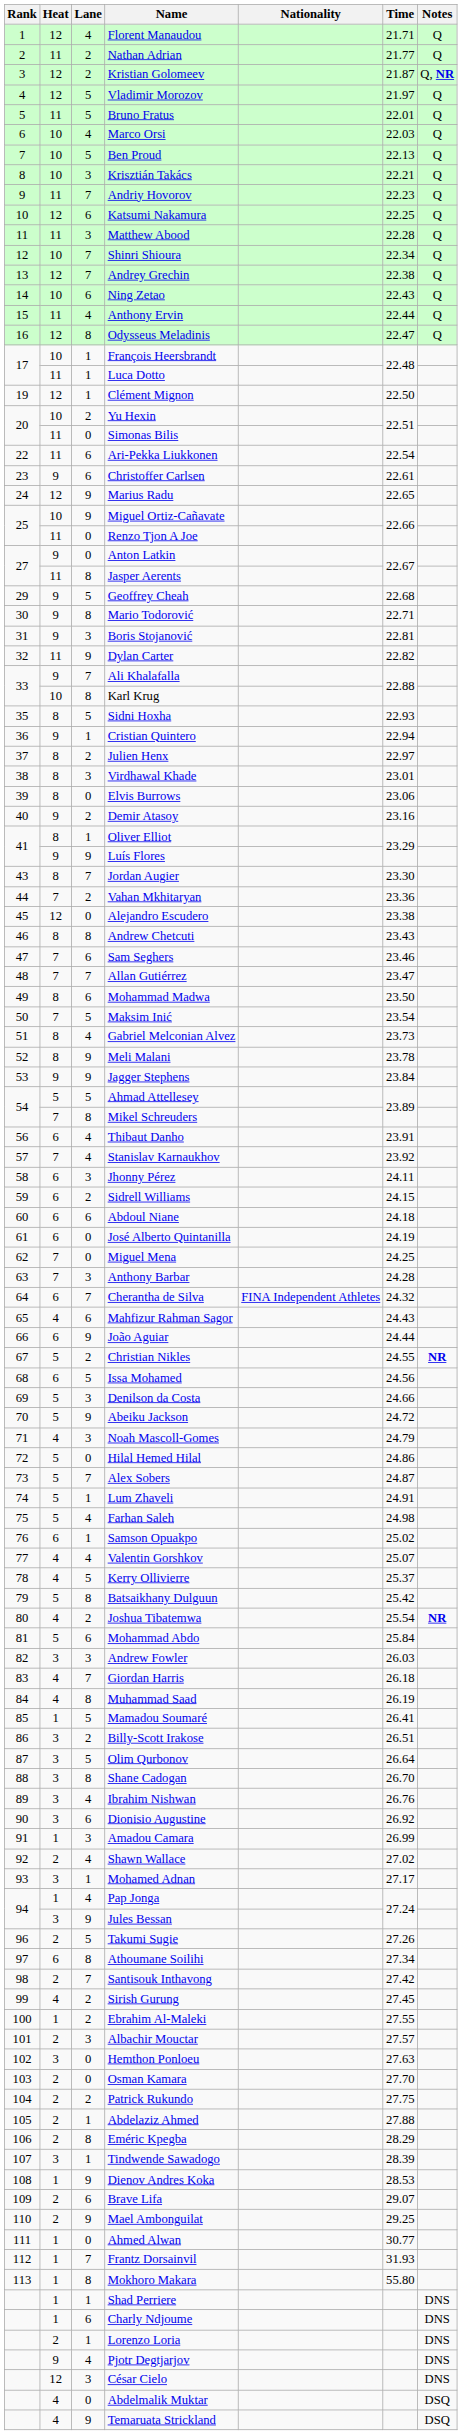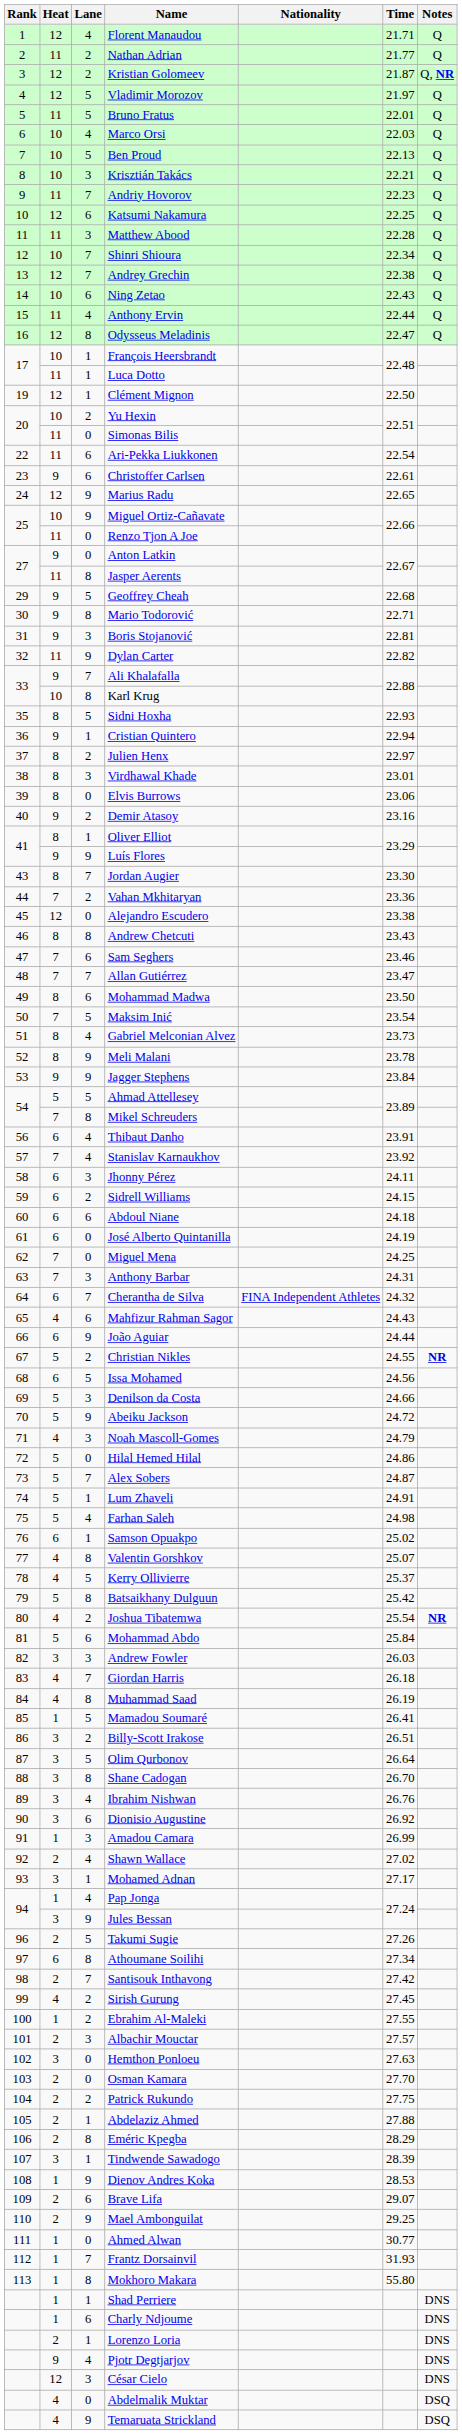(400, 1277) 24.28 -> (400, 1277) 24.31
(88, 1558) 4 -> (88, 1558) 8
